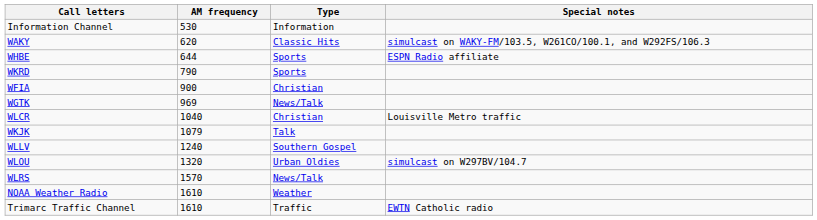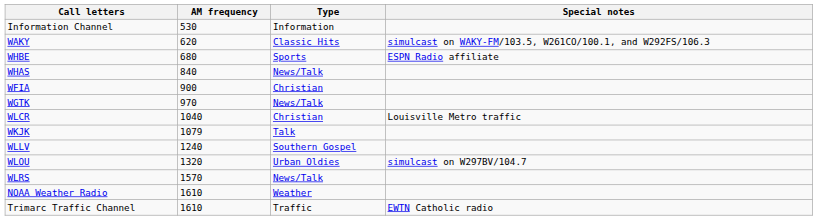(188, 57) 644 -> (188, 57) 680
- row: (19, 72)
+ row: (19, 72)
(188, 102) 969 -> (188, 102) 970
